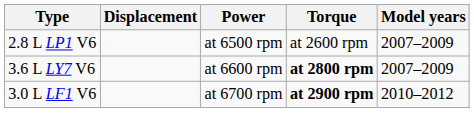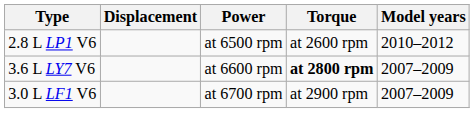(417, 42) 2007–2009 -> (417, 42) 2010–2012
(332, 94) bold -> (329, 94) normal
(417, 94) 2010–2012 -> (417, 94) 2007–2009
